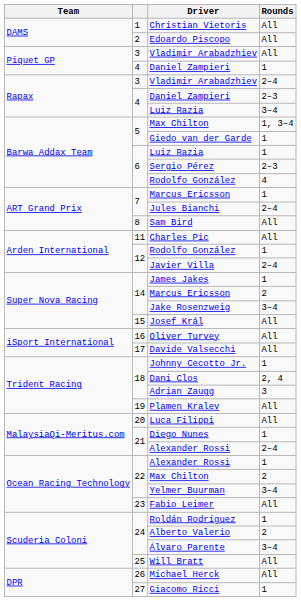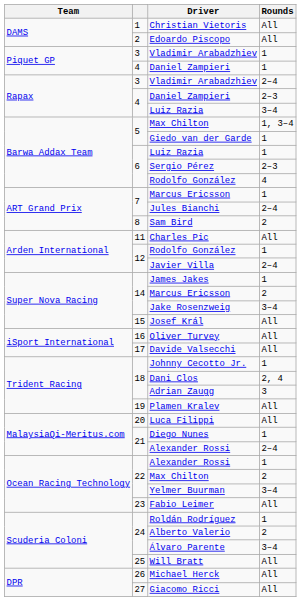(269, 54) All -> (264, 54) 1
(269, 223) All -> (264, 223) 2
(264, 590) 1 -> (269, 590) All
